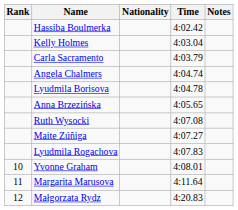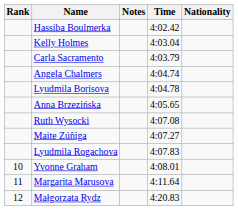columns swapped: (145, 12) <-> (219, 12)
